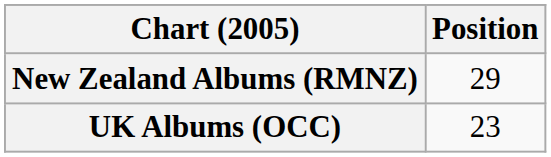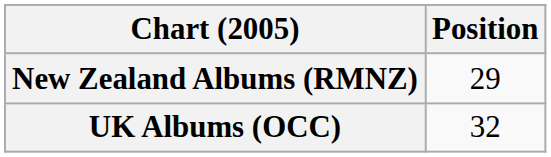(485, 126) 23 -> (485, 126) 32
